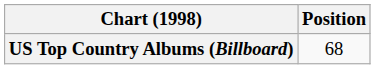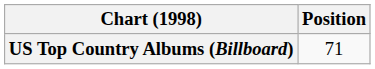(334, 48) 68 -> (334, 48) 71
